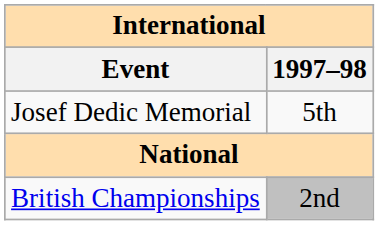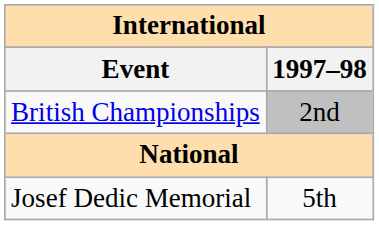rows swapped: (131, 111) <-> (135, 197)
